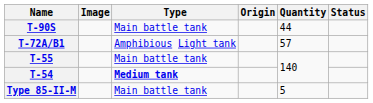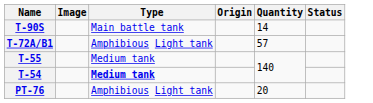(286, 28) 44 -> (262, 28) 14
(161, 59) Main battle tank -> (123, 59) Medium tank
+ row: (30, 91)
- row: (41, 91)
